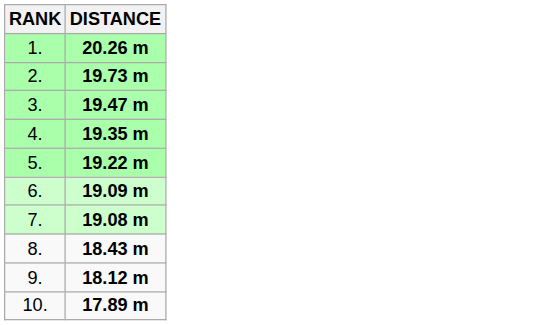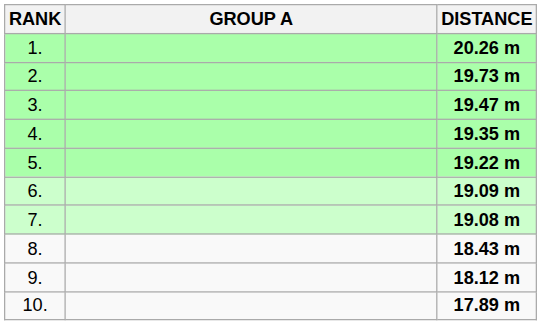+ column: (251, 19)
